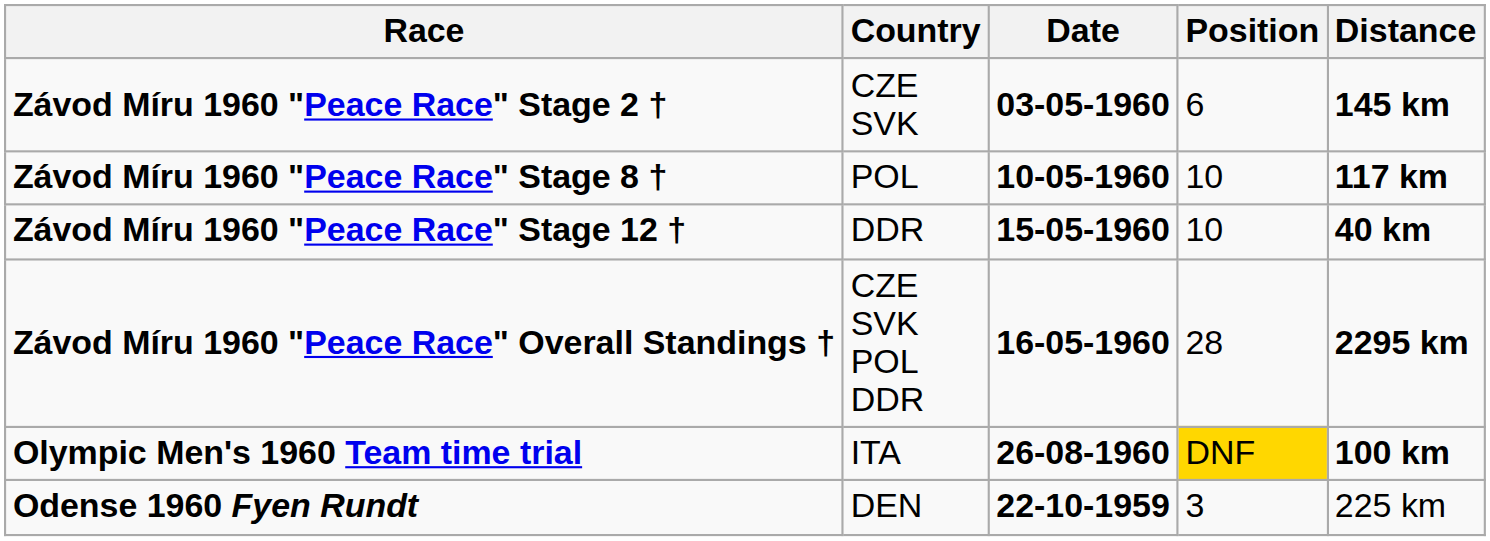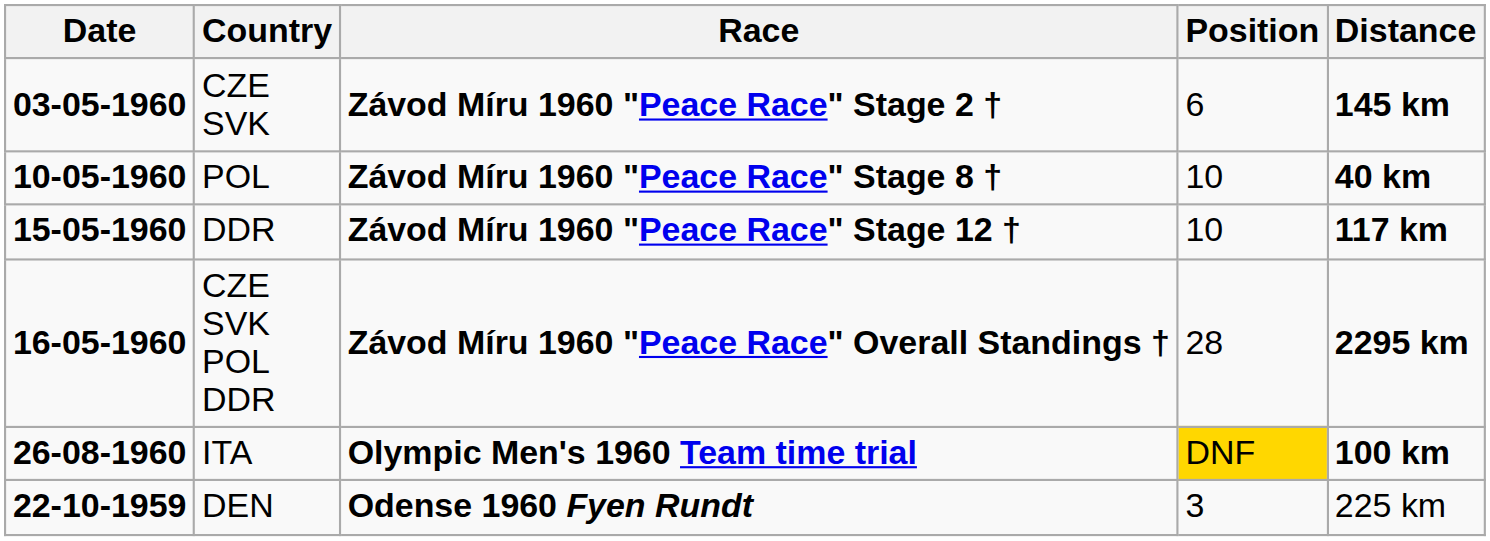columns swapped: (1083, 31) <-> (424, 31)
(1391, 177) 117 km -> (1383, 177) 40 km
(1383, 230) 40 km -> (1391, 230) 117 km
